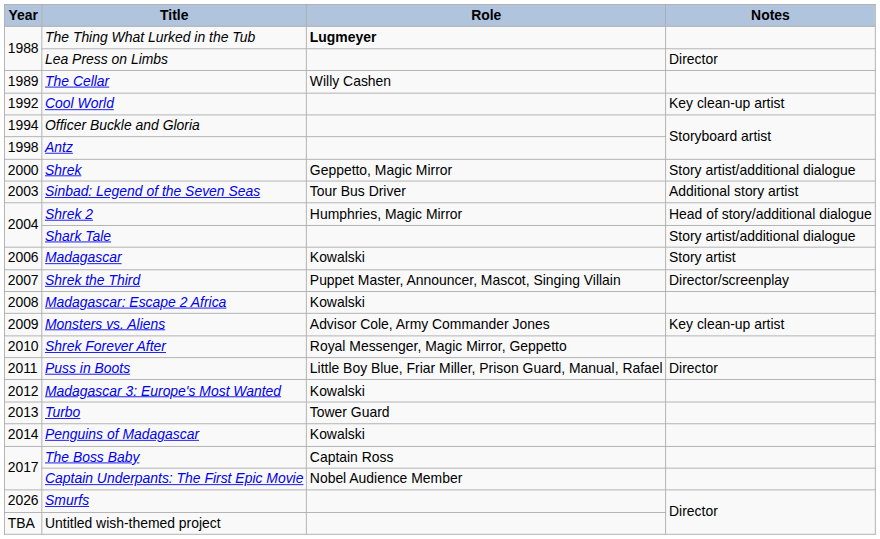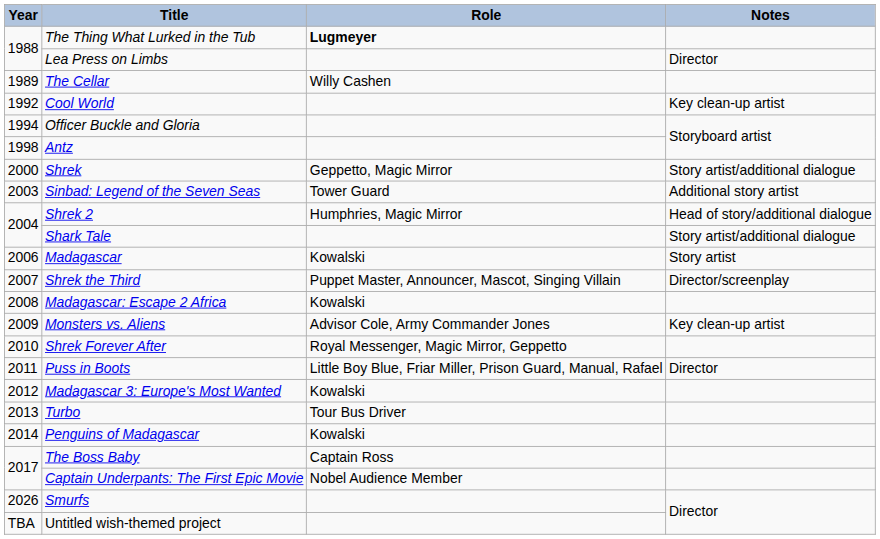(358, 192) Tour Bus Driver -> (350, 192) Tower Guard
(350, 412) Tower Guard -> (358, 412) Tour Bus Driver
